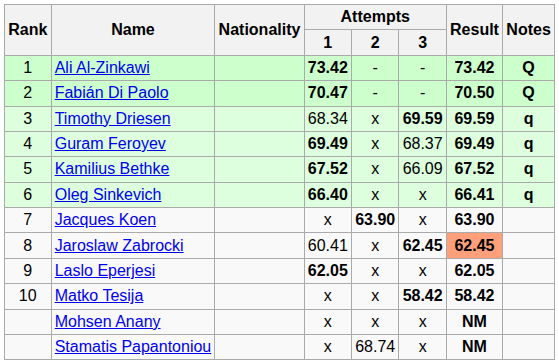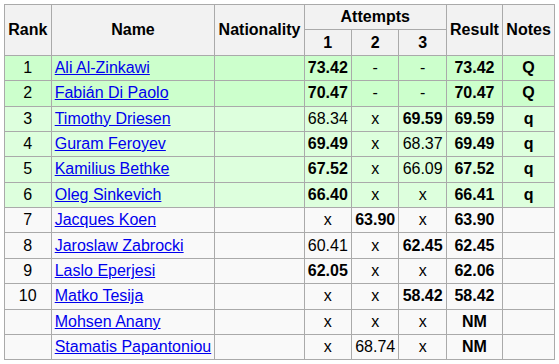(474, 93) 70.50 -> (474, 93) 70.47
(474, 245) lightsalmon background -> (474, 245) no background
(474, 270) 62.05 -> (474, 270) 62.06
